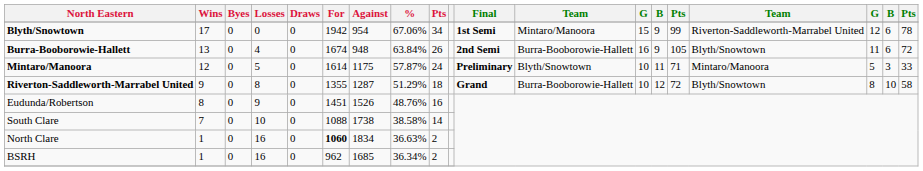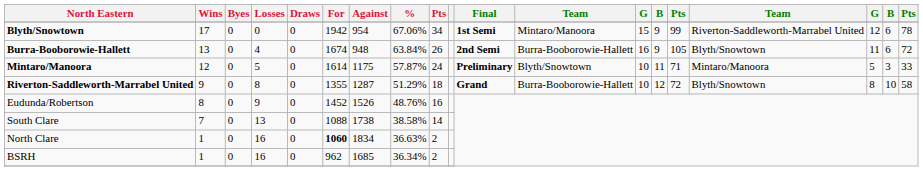(336, 102) 1451 -> (336, 102) 1452
(260, 120) 10 -> (260, 120) 13
